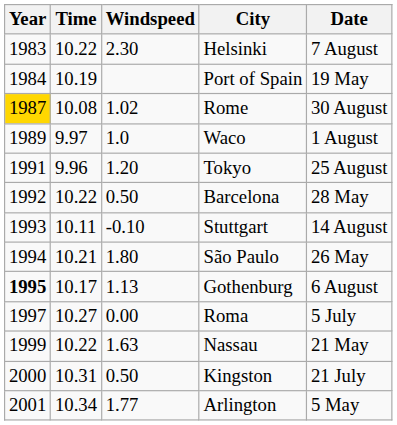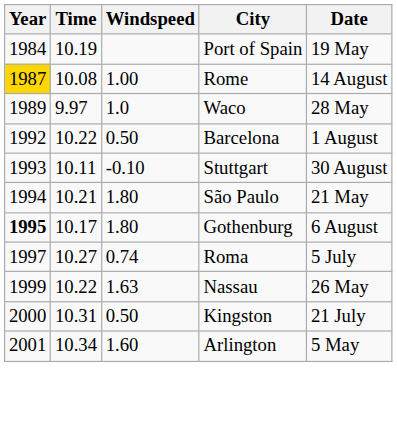- row: (235, 49)
(122, 108) 1.02 -> (122, 78) 1.00
(349, 108) 30 August -> (349, 78) 14 August
(344, 138) 1 August -> (340, 108) 28 May
- row: (227, 167)
(340, 197) 28 May -> (344, 138) 1 August
(349, 227) 14 August -> (349, 167) 30 August
(340, 256) 26 May -> (340, 197) 21 May
(122, 286) 1.13 -> (122, 227) 1.80
(122, 316) 0.00 -> (122, 256) 0.74
(340, 345) 21 May -> (340, 286) 26 May
(122, 405) 1.77 -> (122, 345) 1.60
